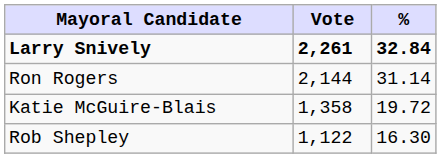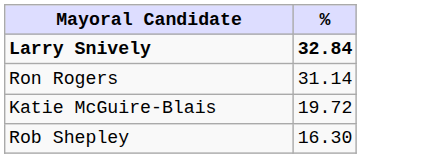- column: (333, 20)
